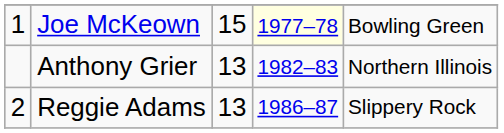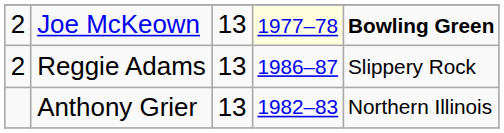(18, 25) 1 -> (18, 25) 2
(232, 25) 15 -> (232, 25) 13
(416, 25) normal -> (421, 25) bold
rows swapped: (121, 107) <-> (117, 66)
